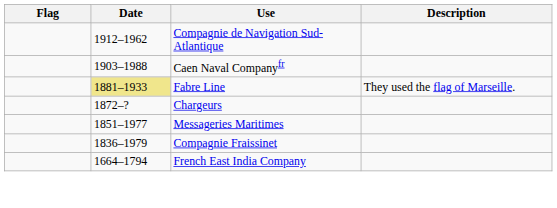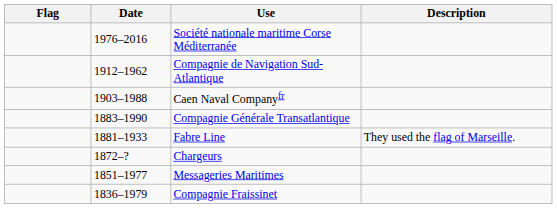+ row: (252, 39)
+ row: (262, 118)
(121, 86) khaki background -> (121, 137) no background
- row: (240, 161)
